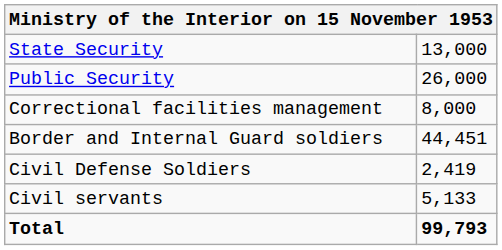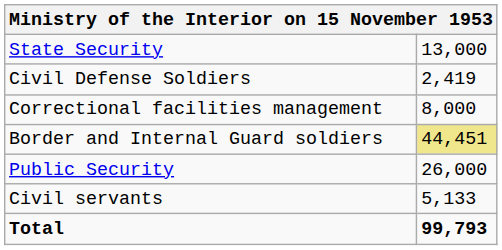rows swapped: (92, 79) <-> (130, 169)
(454, 139) no background -> (454, 139) khaki background
